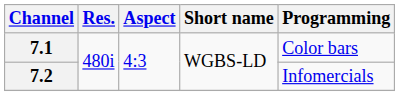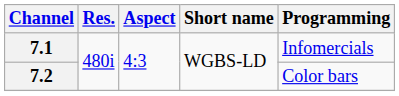(320, 47) Color bars -> (328, 47) Infomercials
(328, 76) Infomercials -> (320, 76) Color bars
